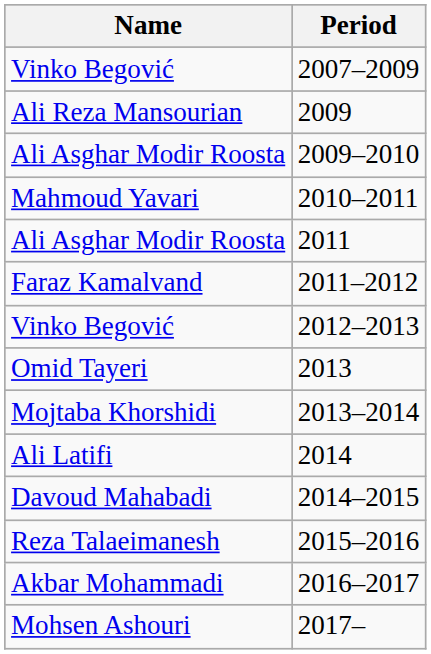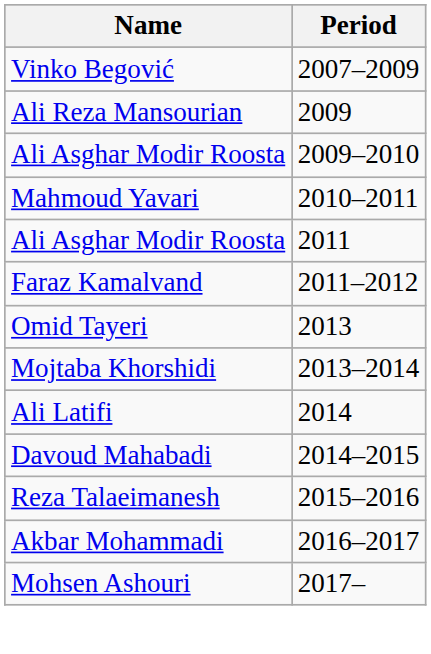- row: (359, 326)
